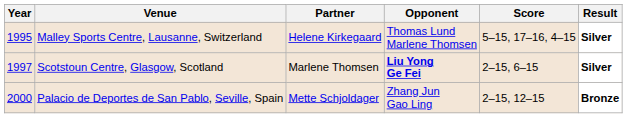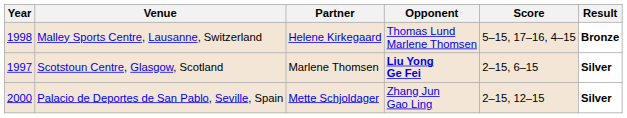(20, 38) 1995 -> (20, 38) 1998
(596, 38) Silver -> (600, 38) Bronze
(600, 98) Bronze -> (596, 98) Silver
